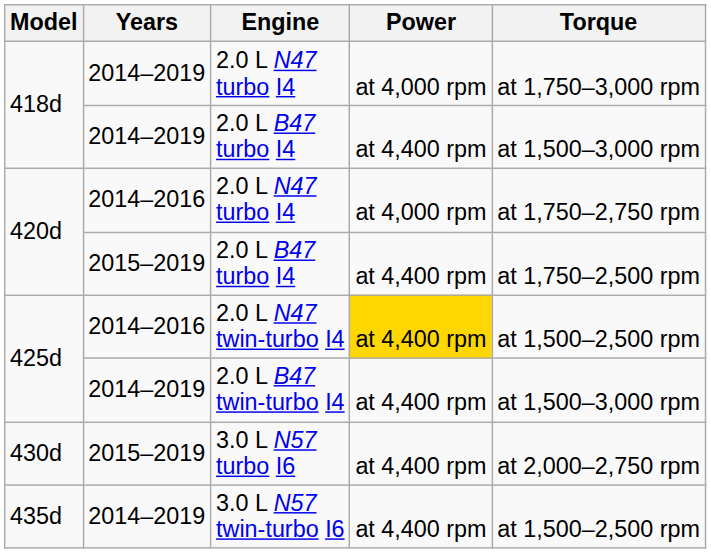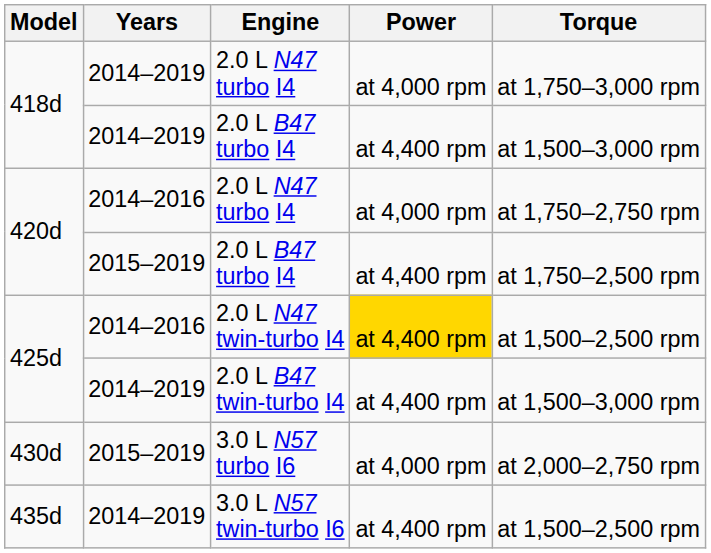(421, 466) at 4,400 rpm -> (421, 466) at 4,000 rpm
